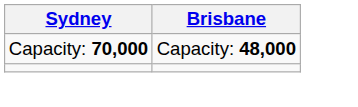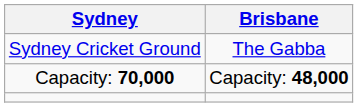+ row: (105, 48)
